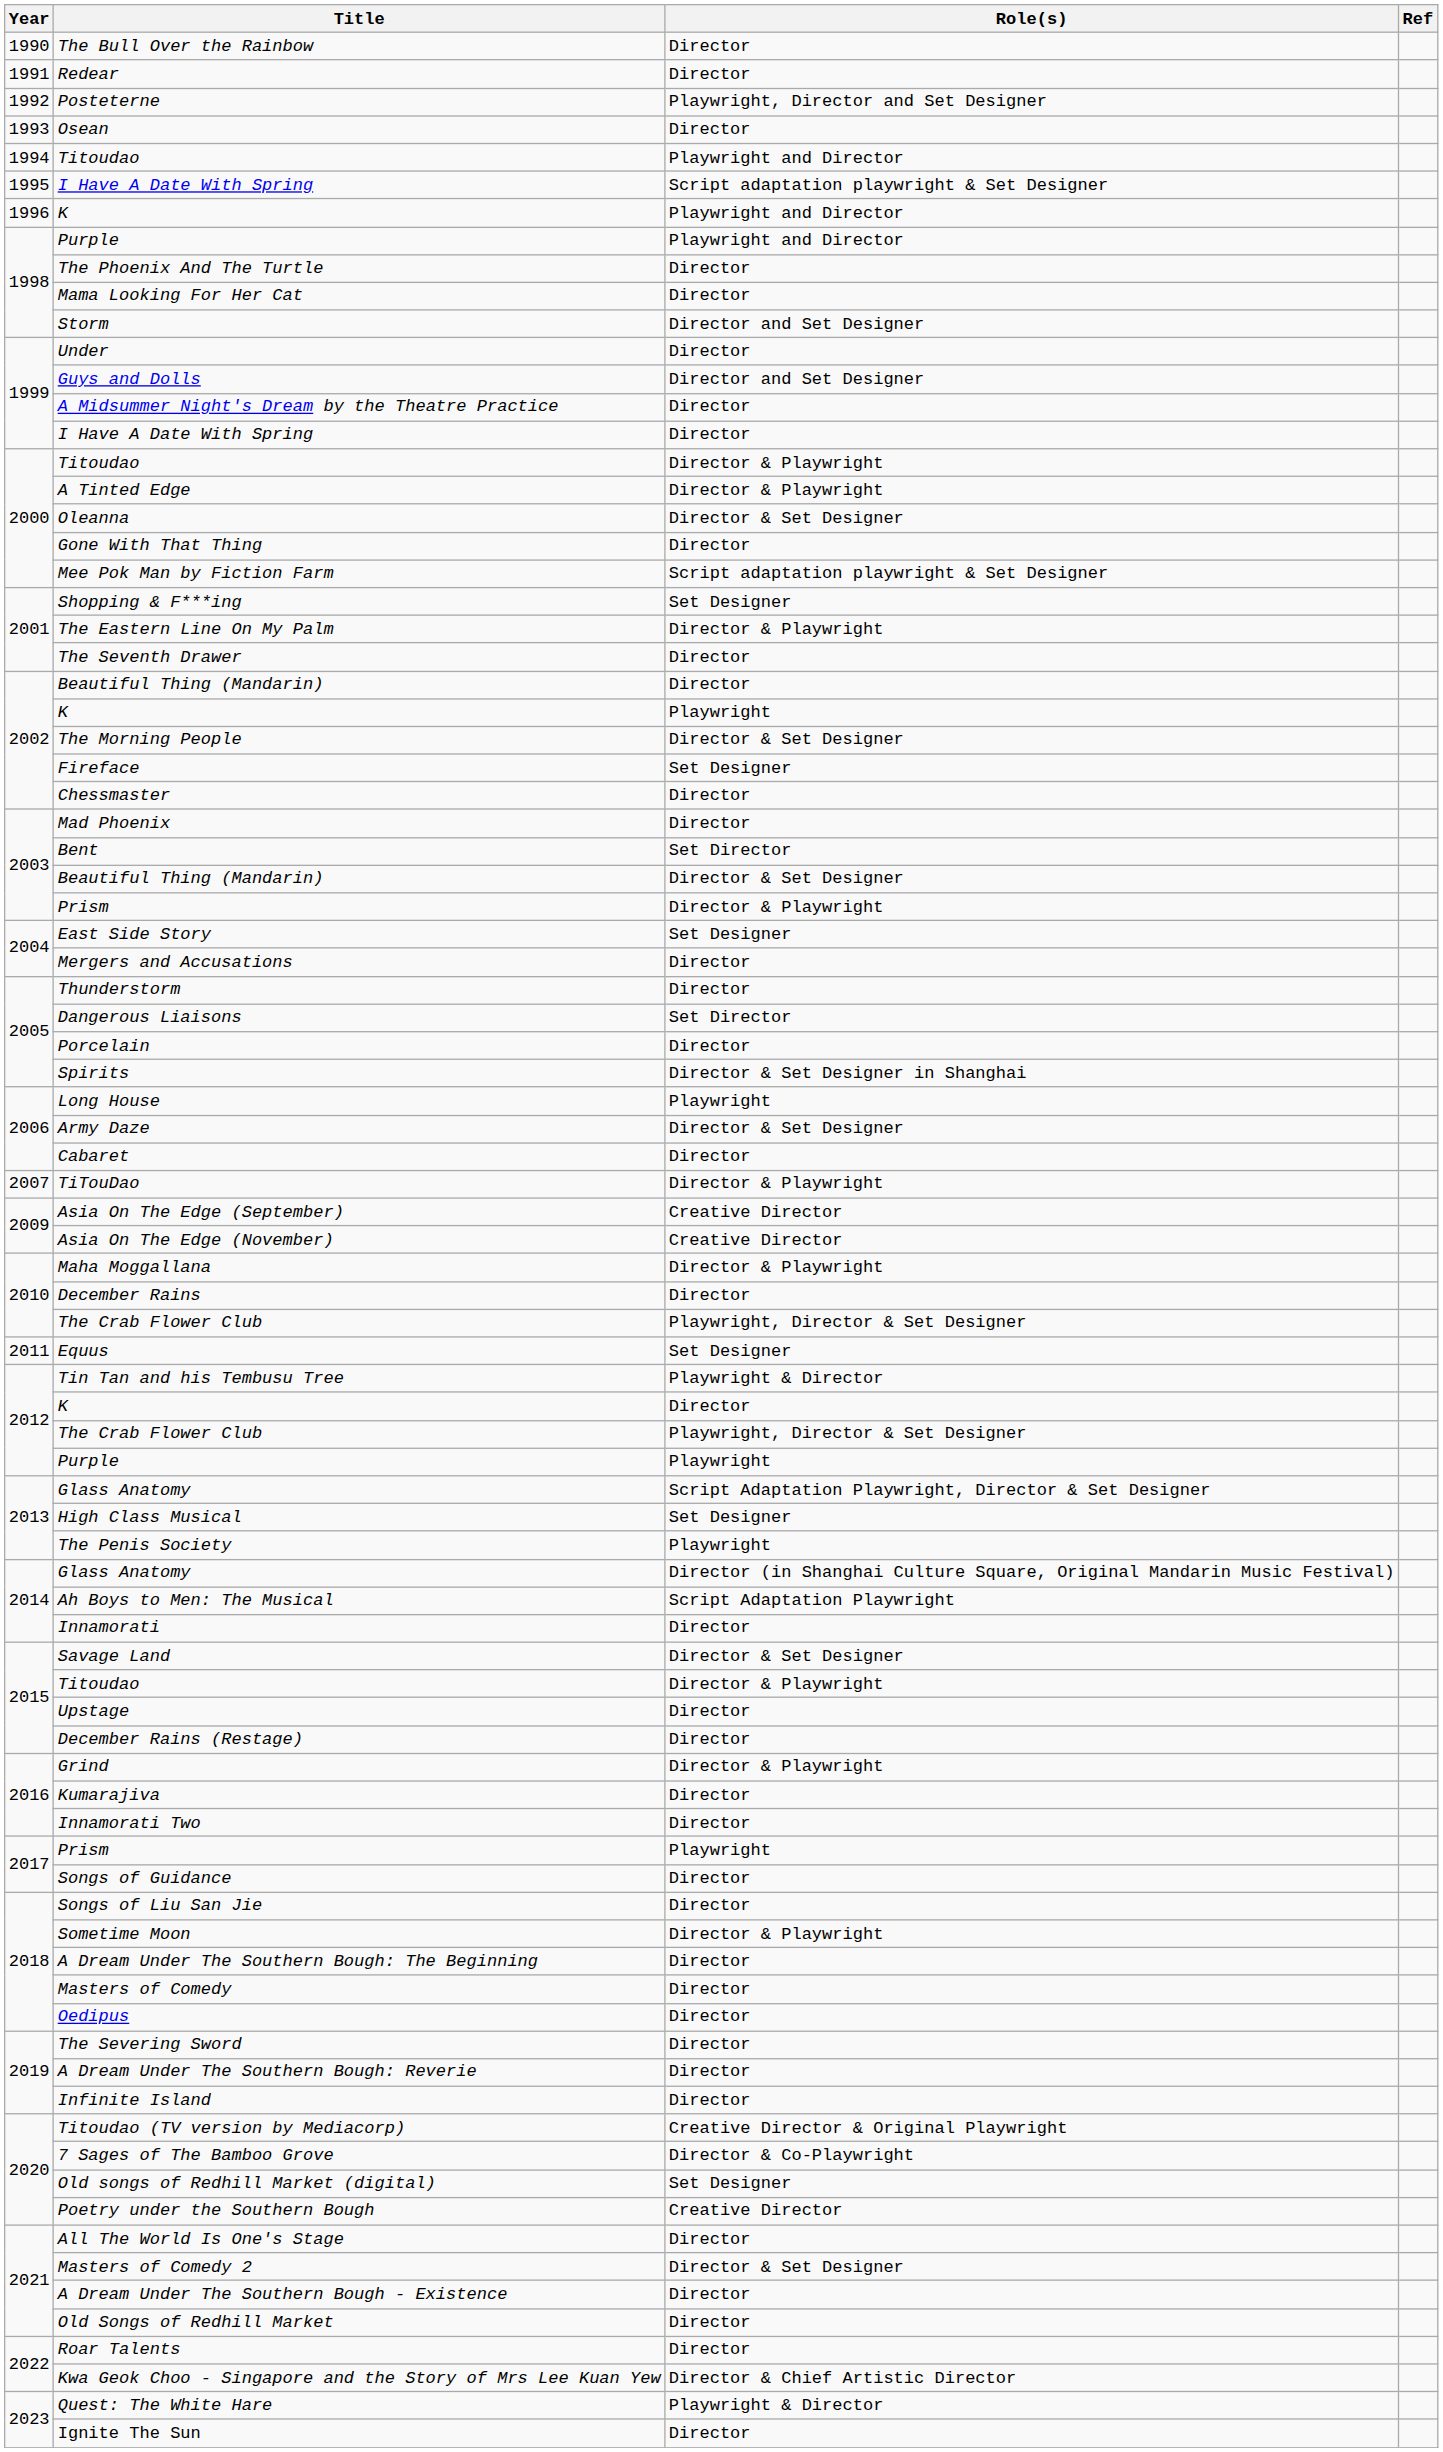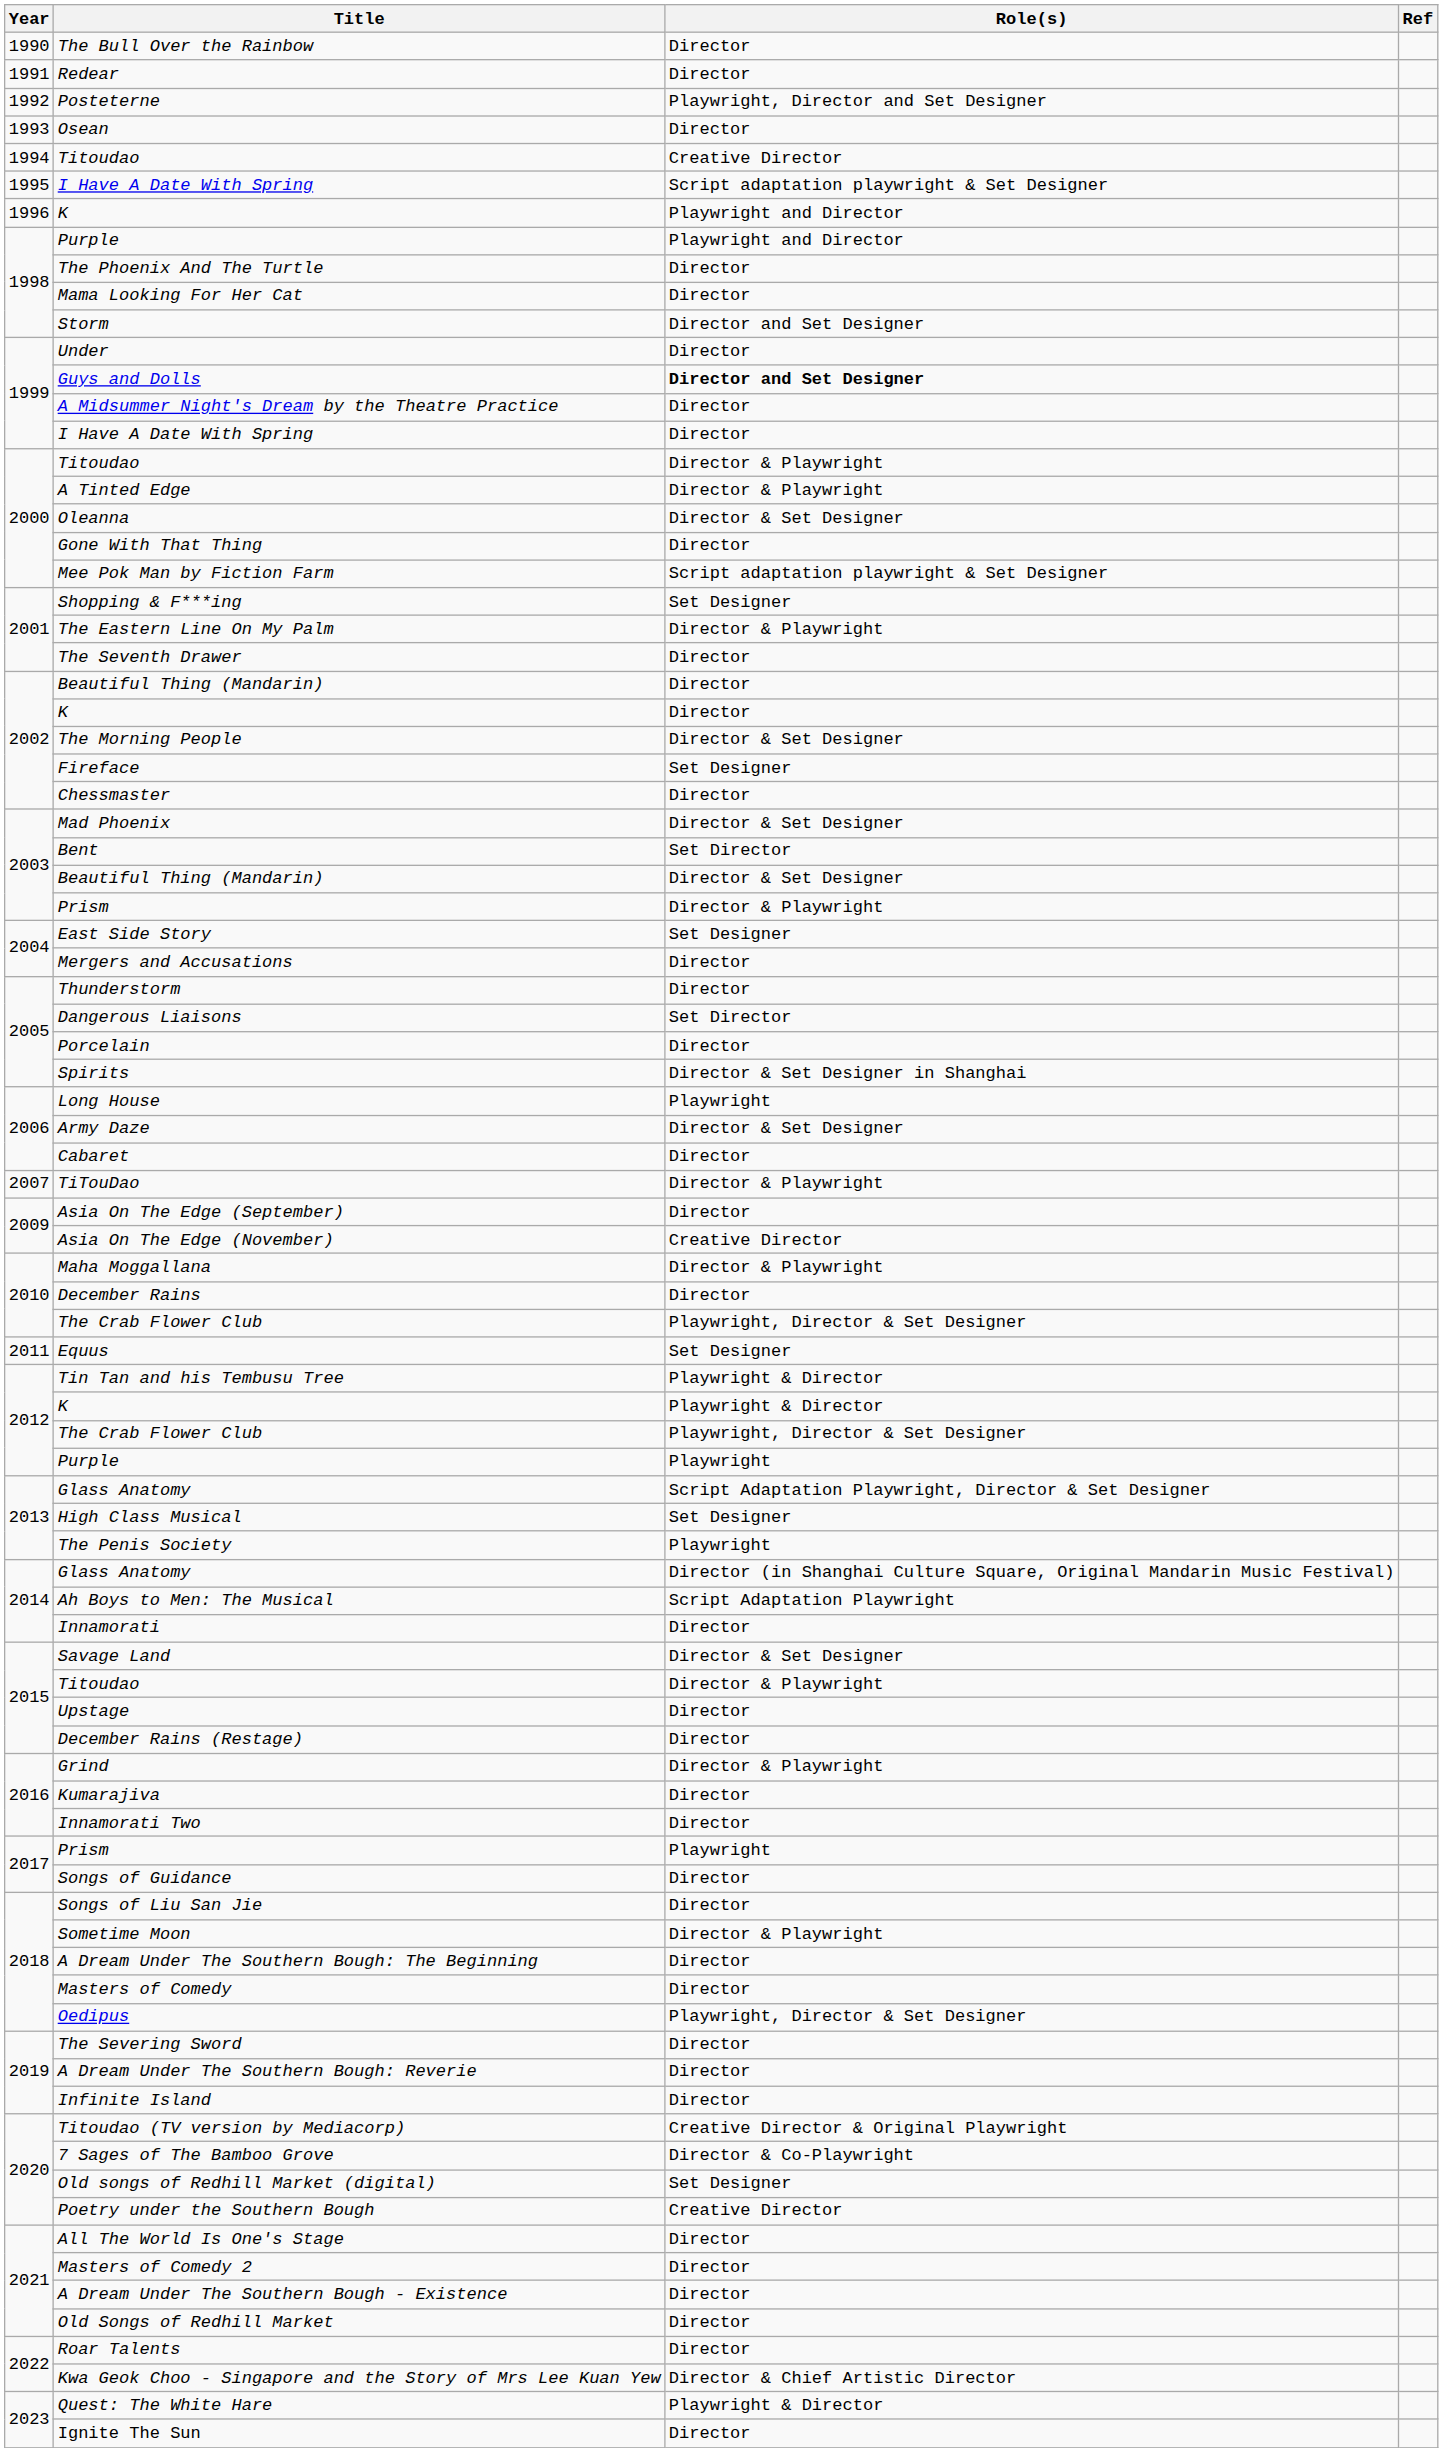(786, 157) Playwright and Director -> (756, 157) Creative Director
(797, 379) normal -> (797, 379) bold
(720, 712) Playwright -> (710, 712) Director
(710, 823) Director -> (786, 823) Director & Set Designer
(756, 1212) Creative Director -> (710, 1212) Director
(710, 1406) Director -> (776, 1406) Playwright & Director
(710, 2017) Director -> (848, 2017) Playwright, Director & Set Designer
(786, 2267) Director & Set Designer -> (710, 2267) Director
